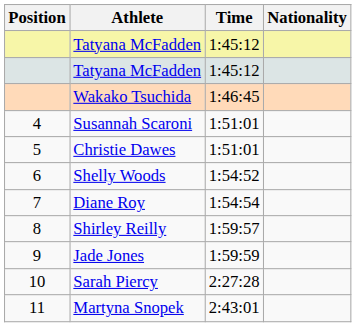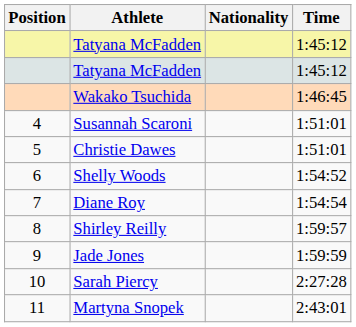columns swapped: (307, 17) <-> (234, 17)
